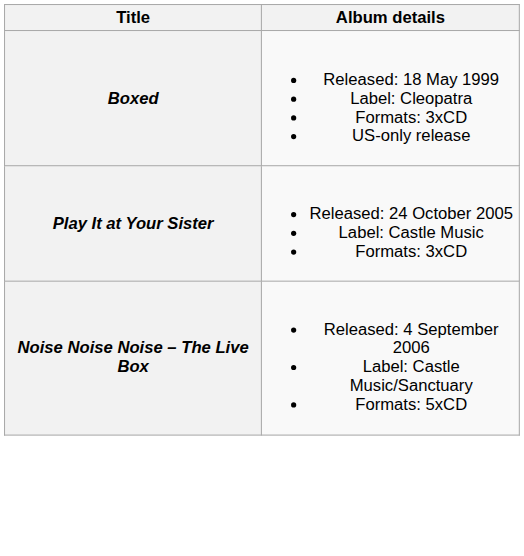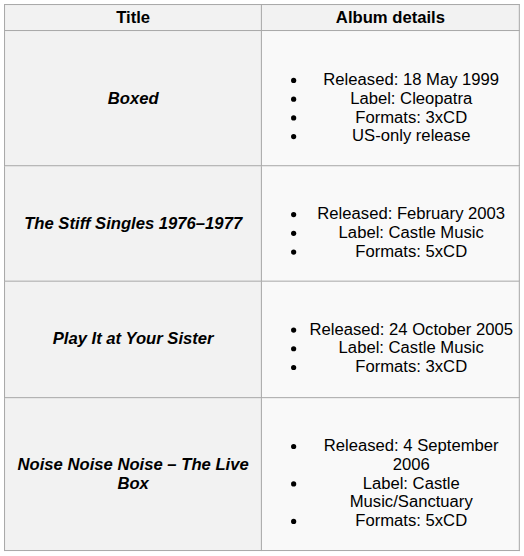+ row: (133, 223)
